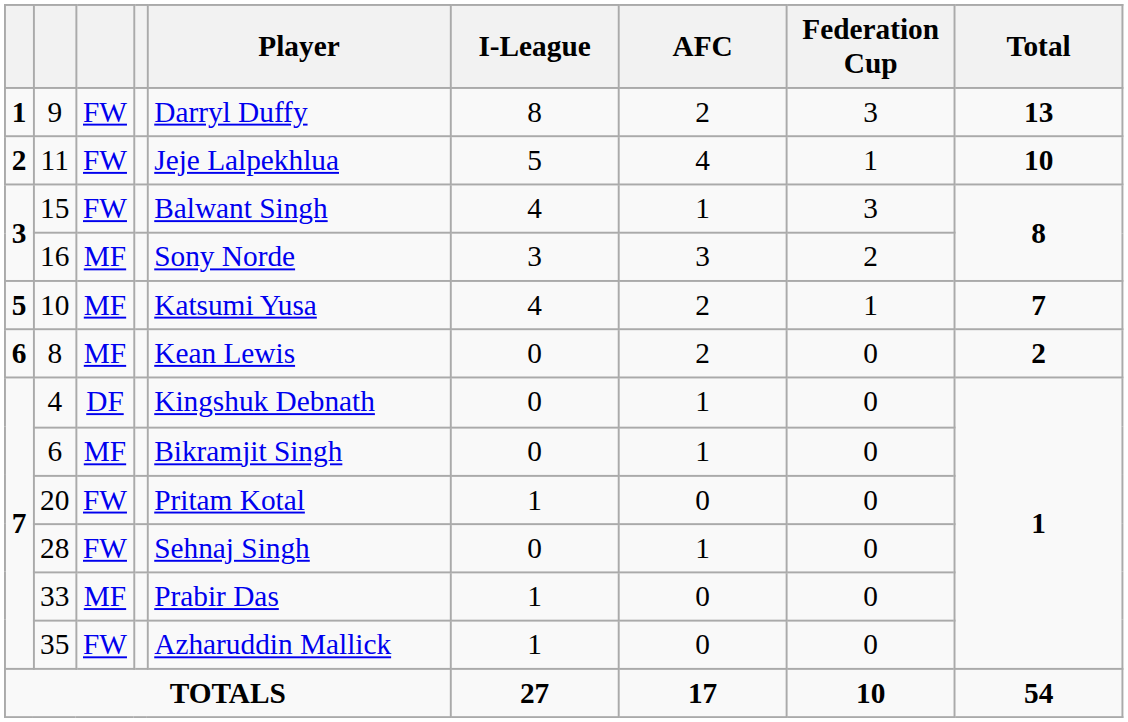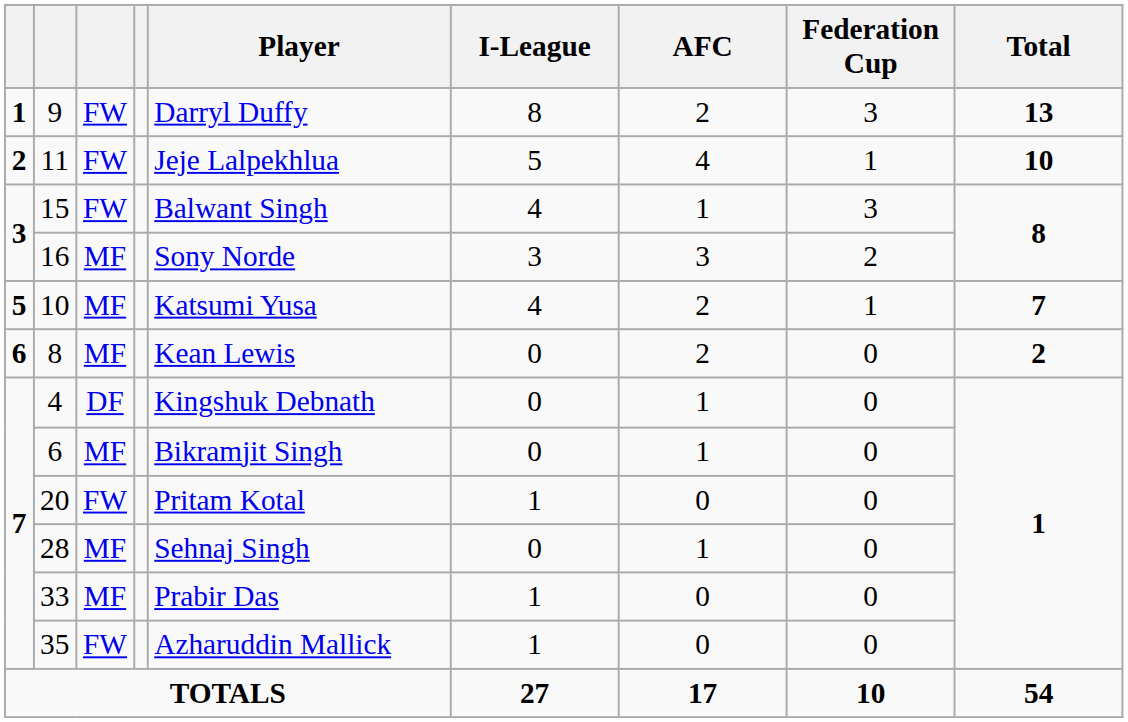(105, 547) FW -> (105, 547) MF
